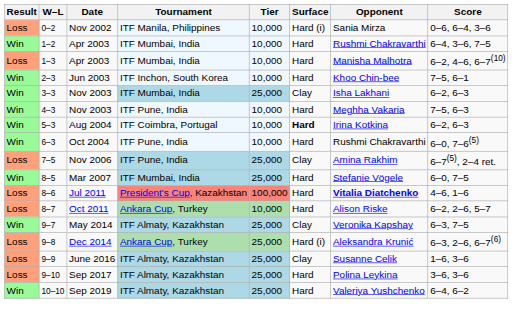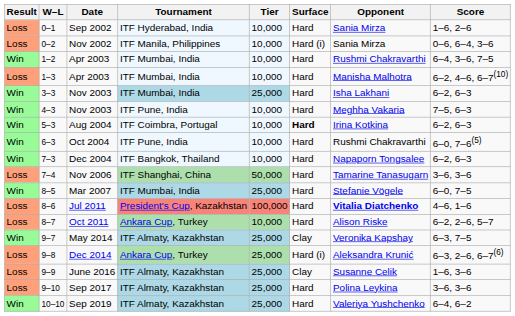+ row: (48, 28)
- row: (48, 78)
(302, 93) Clay -> (303, 93) Hard
+ row: (48, 159)
+ row: (48, 175)
- row: (48, 161)
